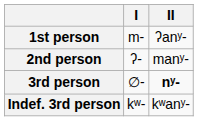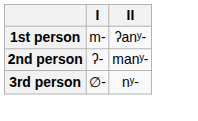(171, 82) bold -> (130, 82) normal
- row: (64, 104)
